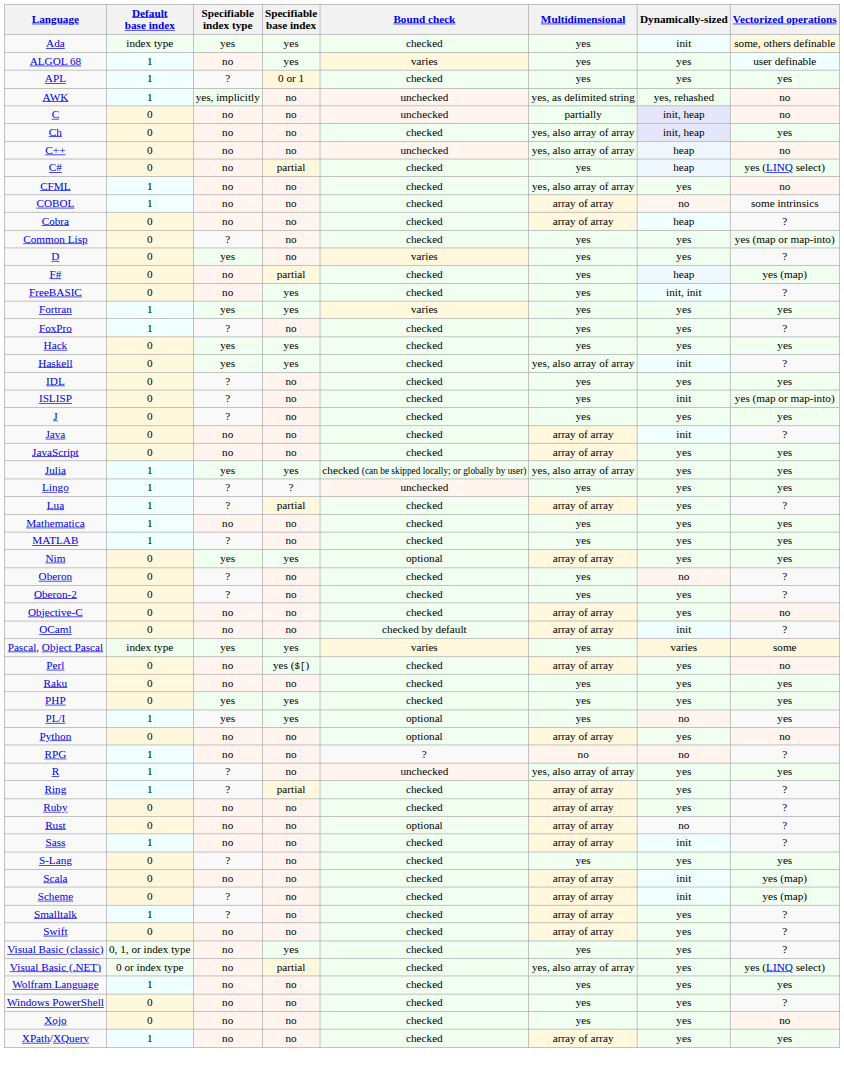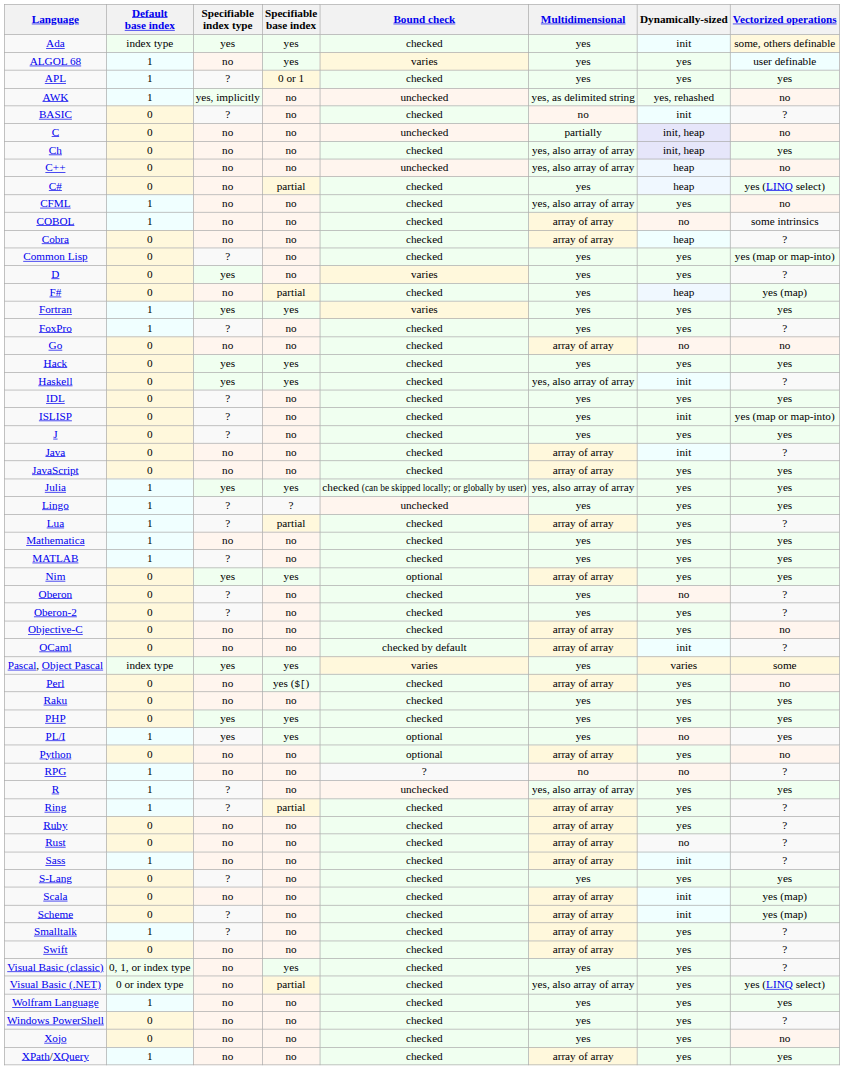+ row: (55, 114)
- row: (55, 292)
+ row: (55, 345)
(424, 825) optional -> (424, 843) checked
